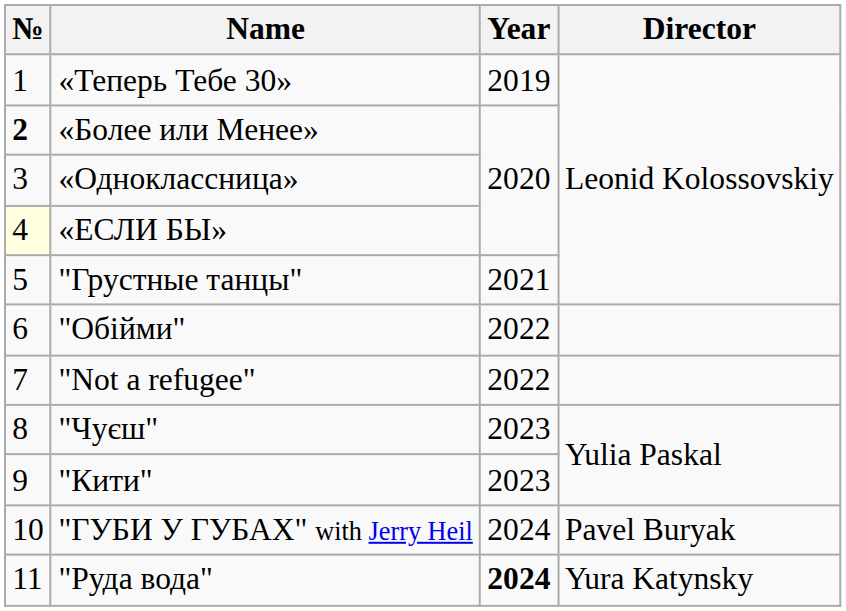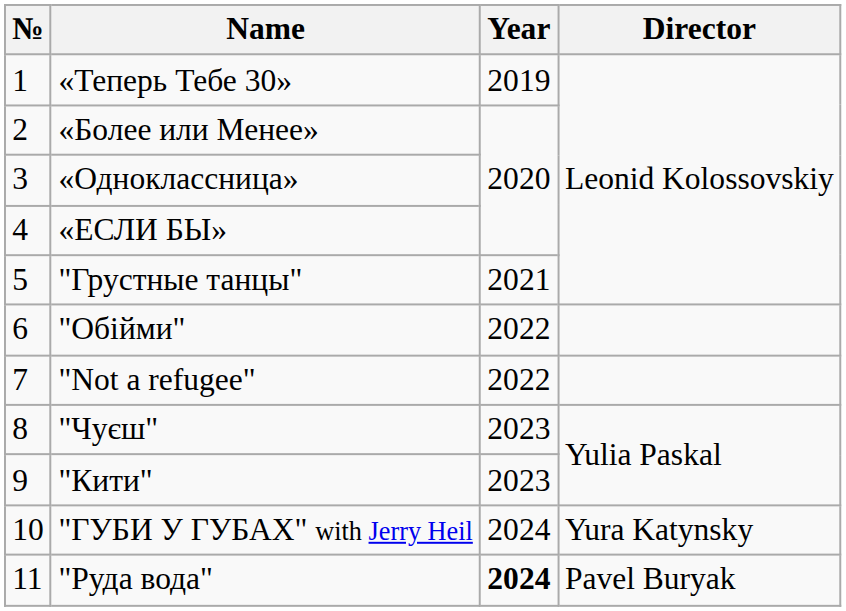(20, 129) bold -> (20, 129) normal
(20, 229) lightyellow background -> (20, 229) no background
(650, 529) Pavel Buryak -> (659, 529) Yura Katynsky
(659, 579) Yura Katynsky -> (650, 579) Pavel Buryak
